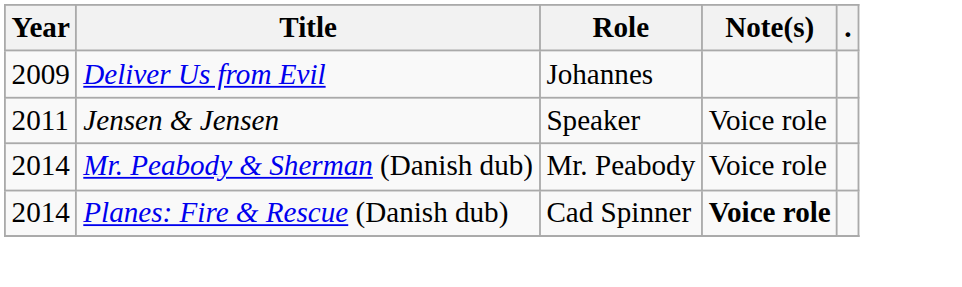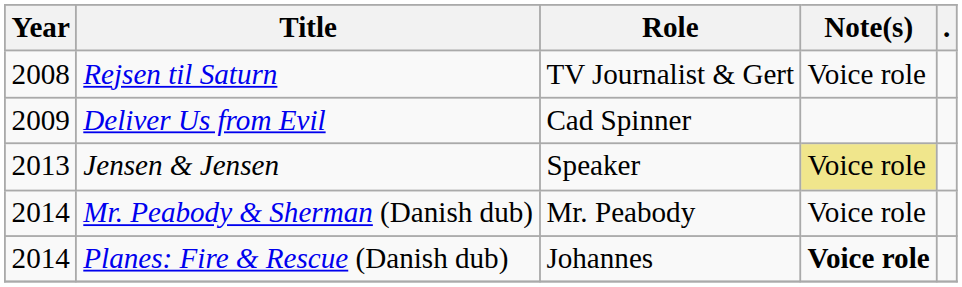+ row: (180, 73)
(600, 73) Johannes -> (619, 119) Cad Spinner
(40, 119) 2011 -> (41, 166) 2013
(768, 119) no background -> (867, 166) khaki background
(619, 212) Cad Spinner -> (600, 258) Johannes
